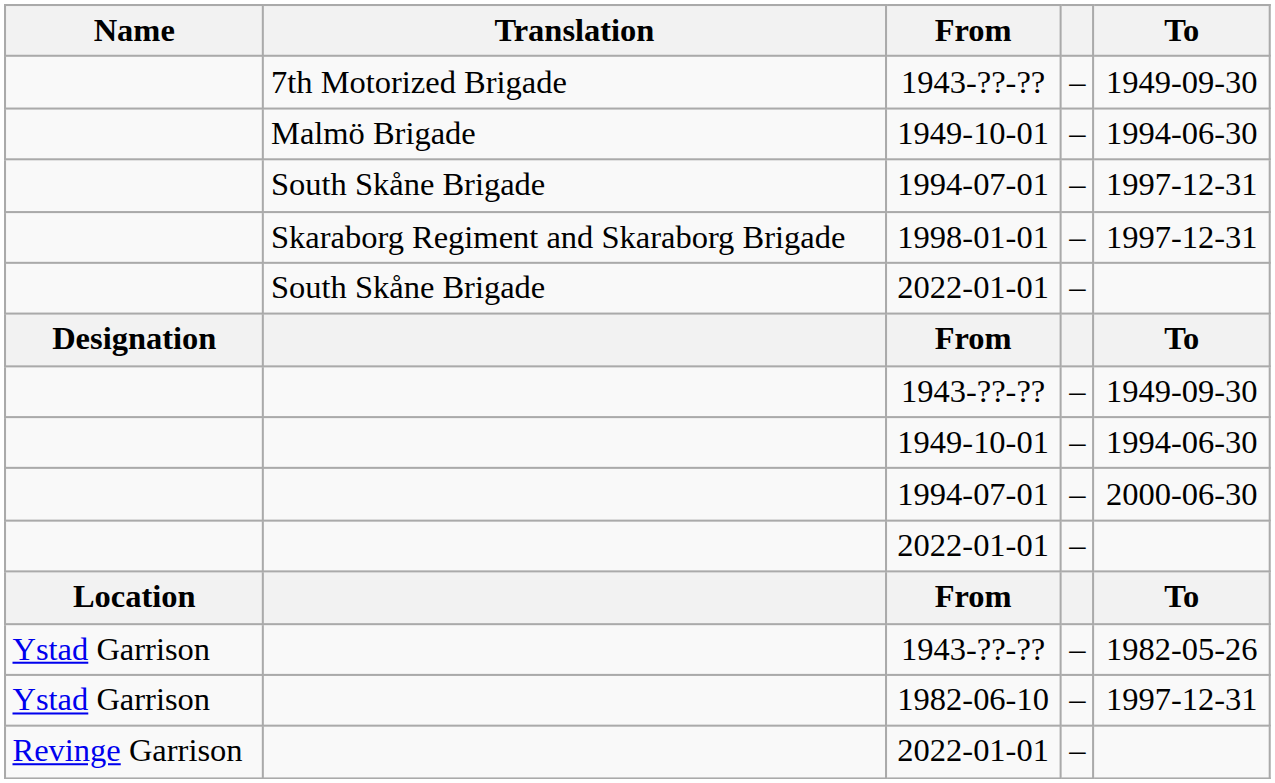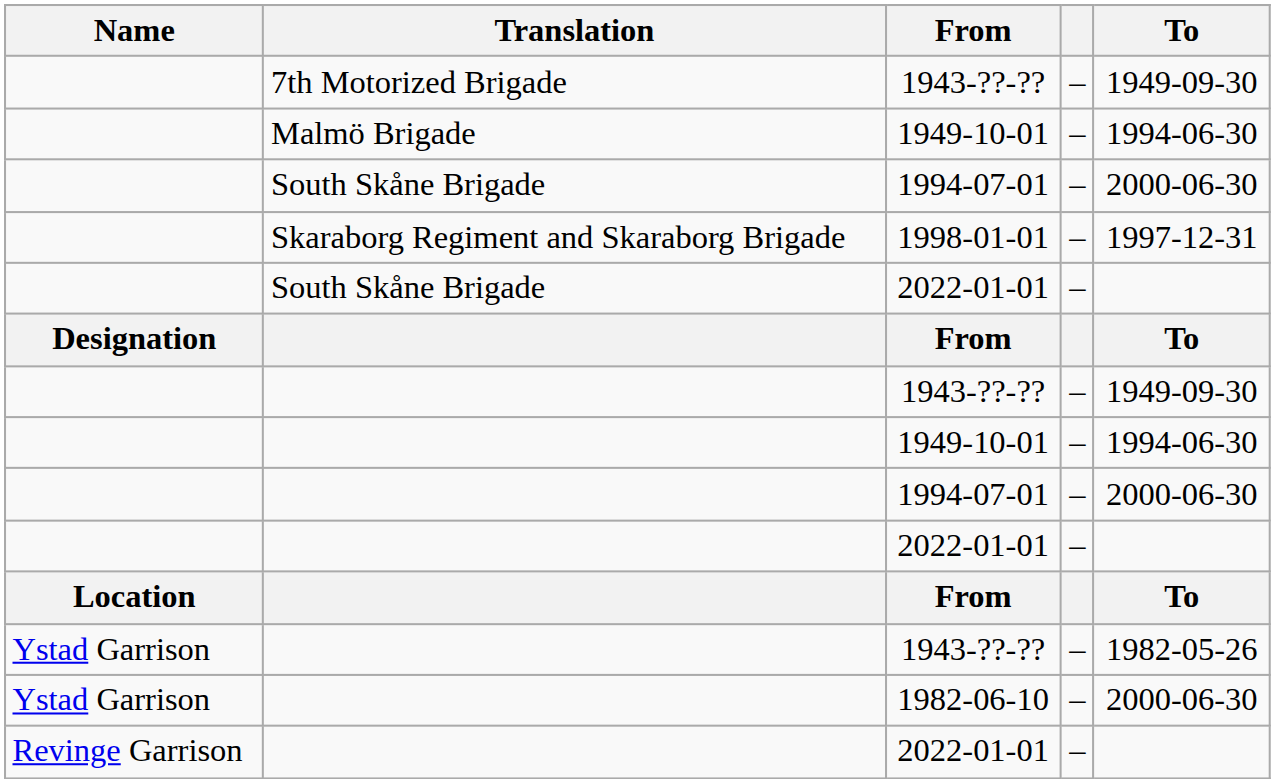(1182, 184) 1997-12-31 -> (1182, 184) 2000-06-30
(1182, 699) 1997-12-31 -> (1182, 699) 2000-06-30
